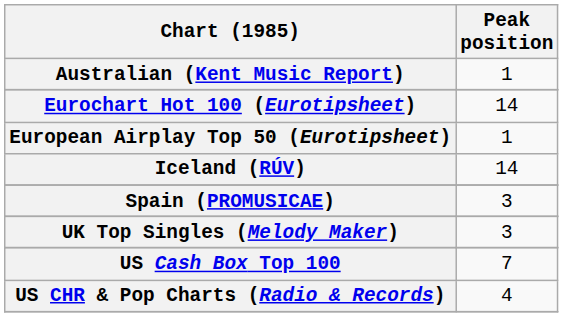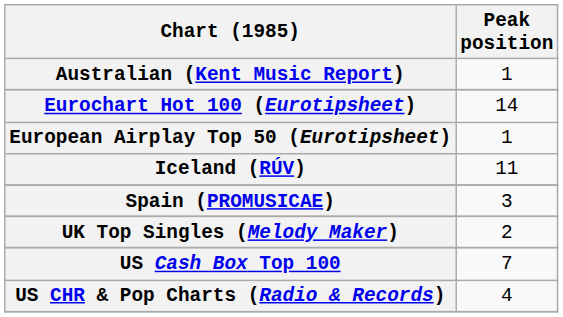(507, 169) 14 -> (507, 169) 11
(507, 232) 3 -> (507, 232) 2
